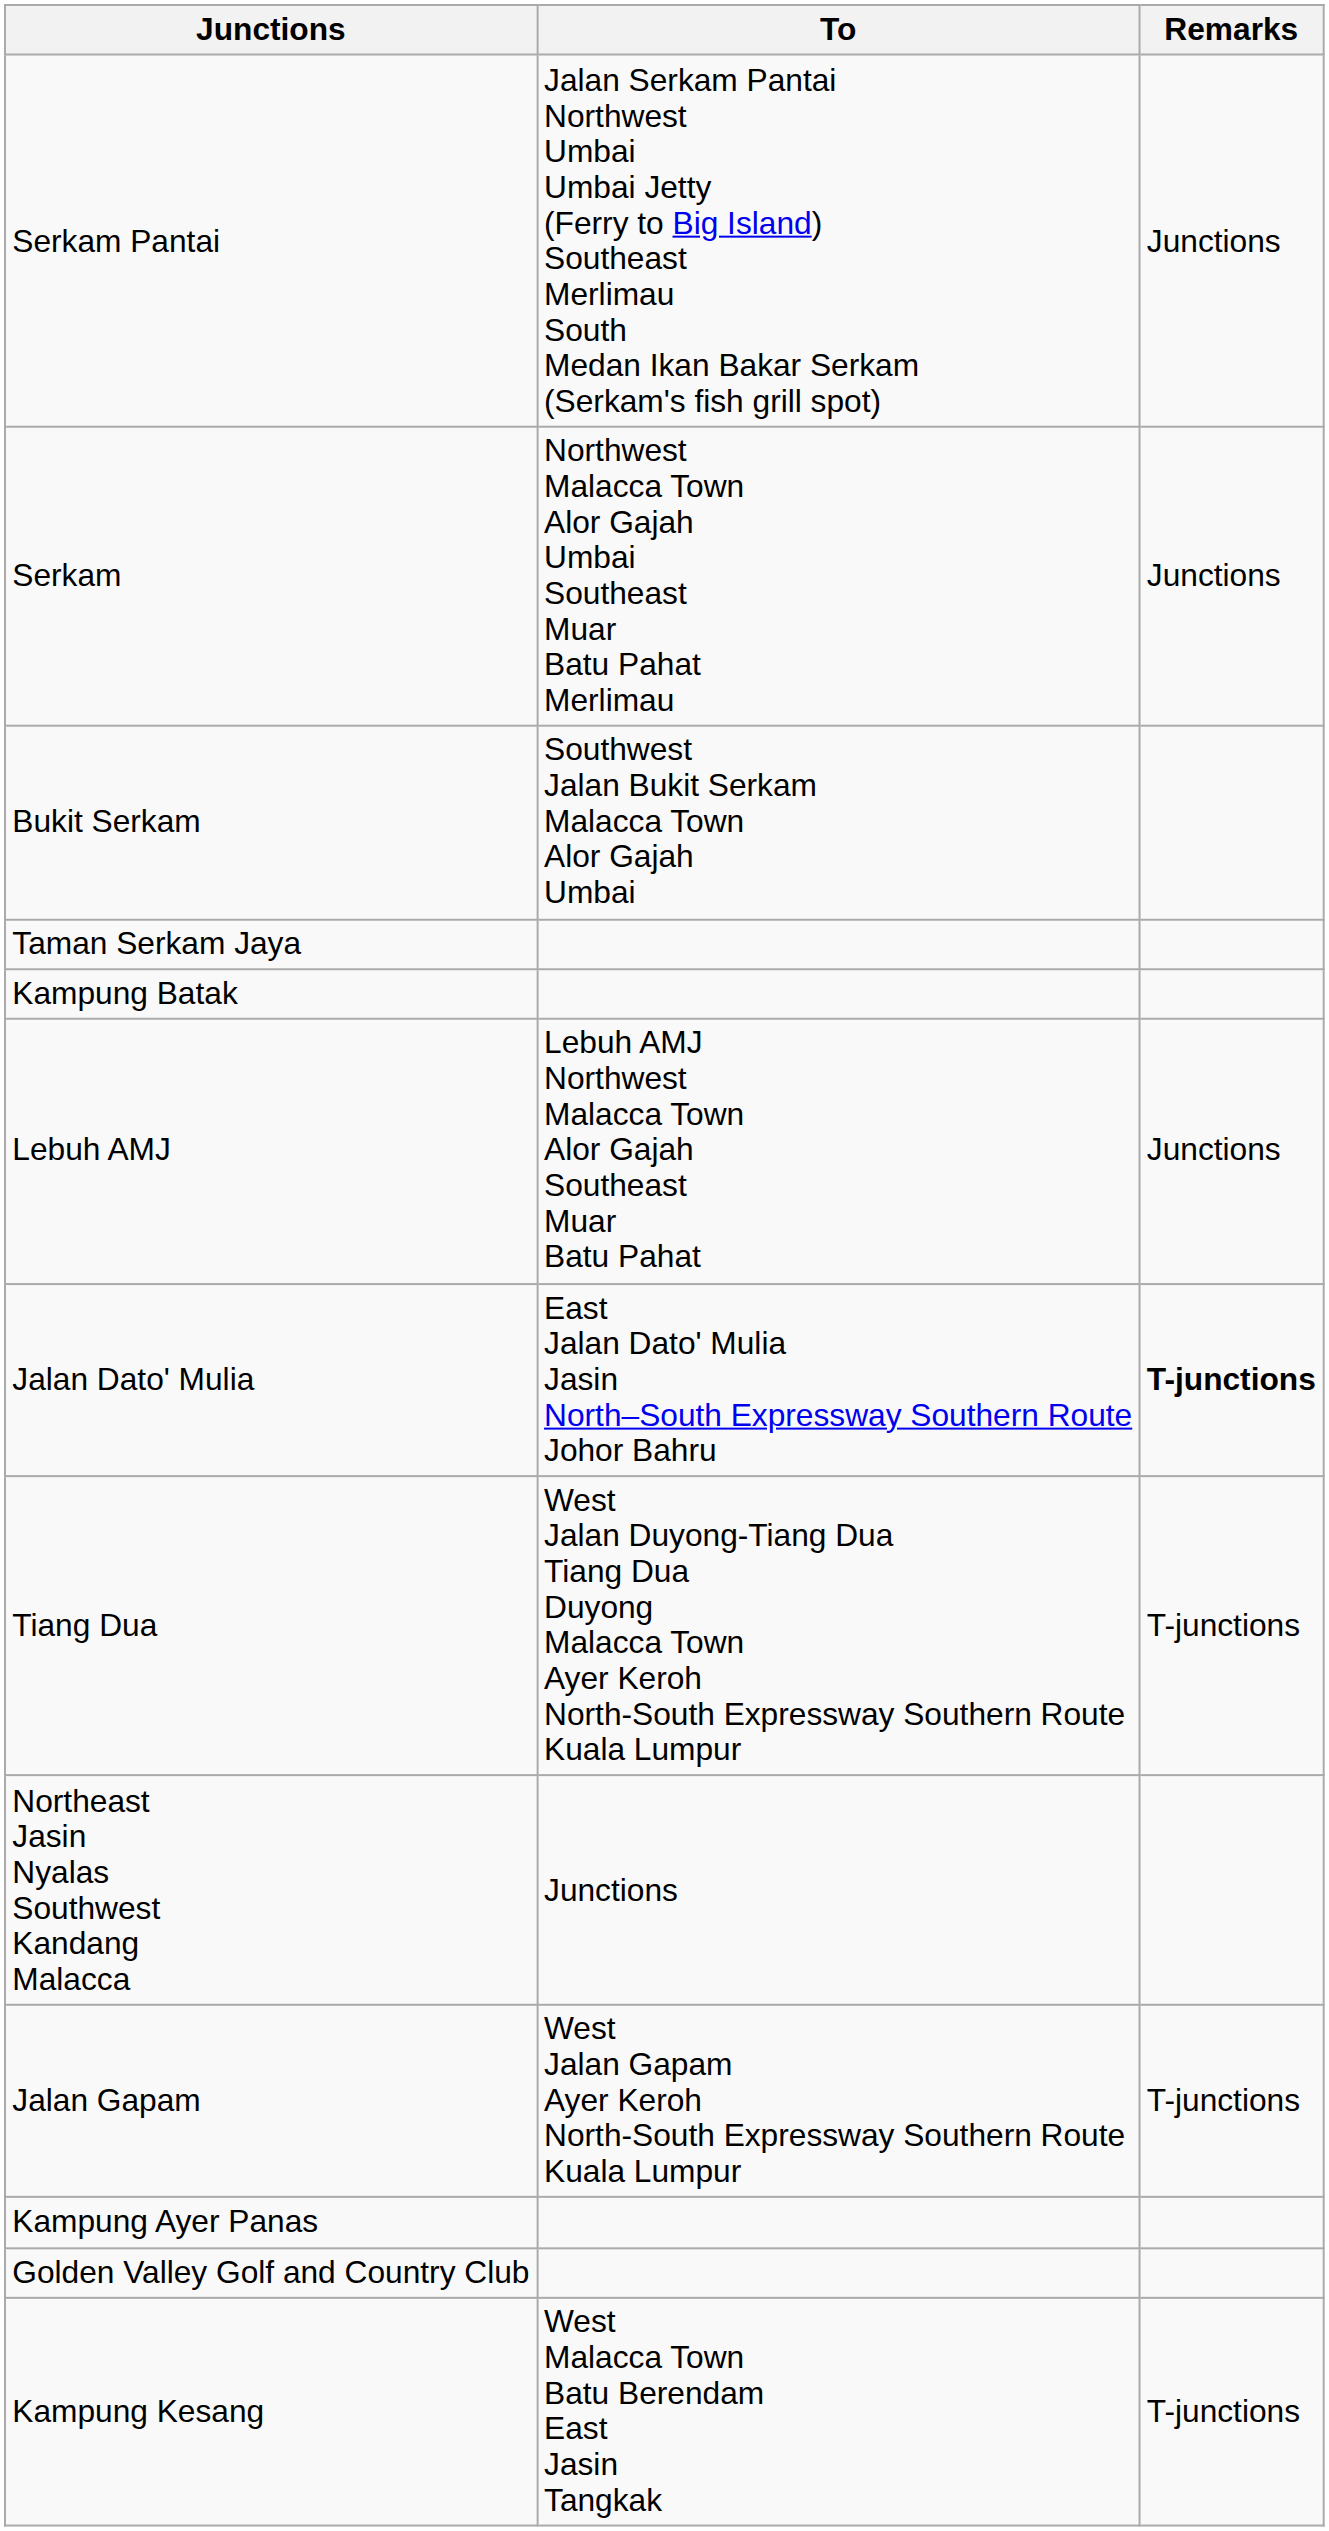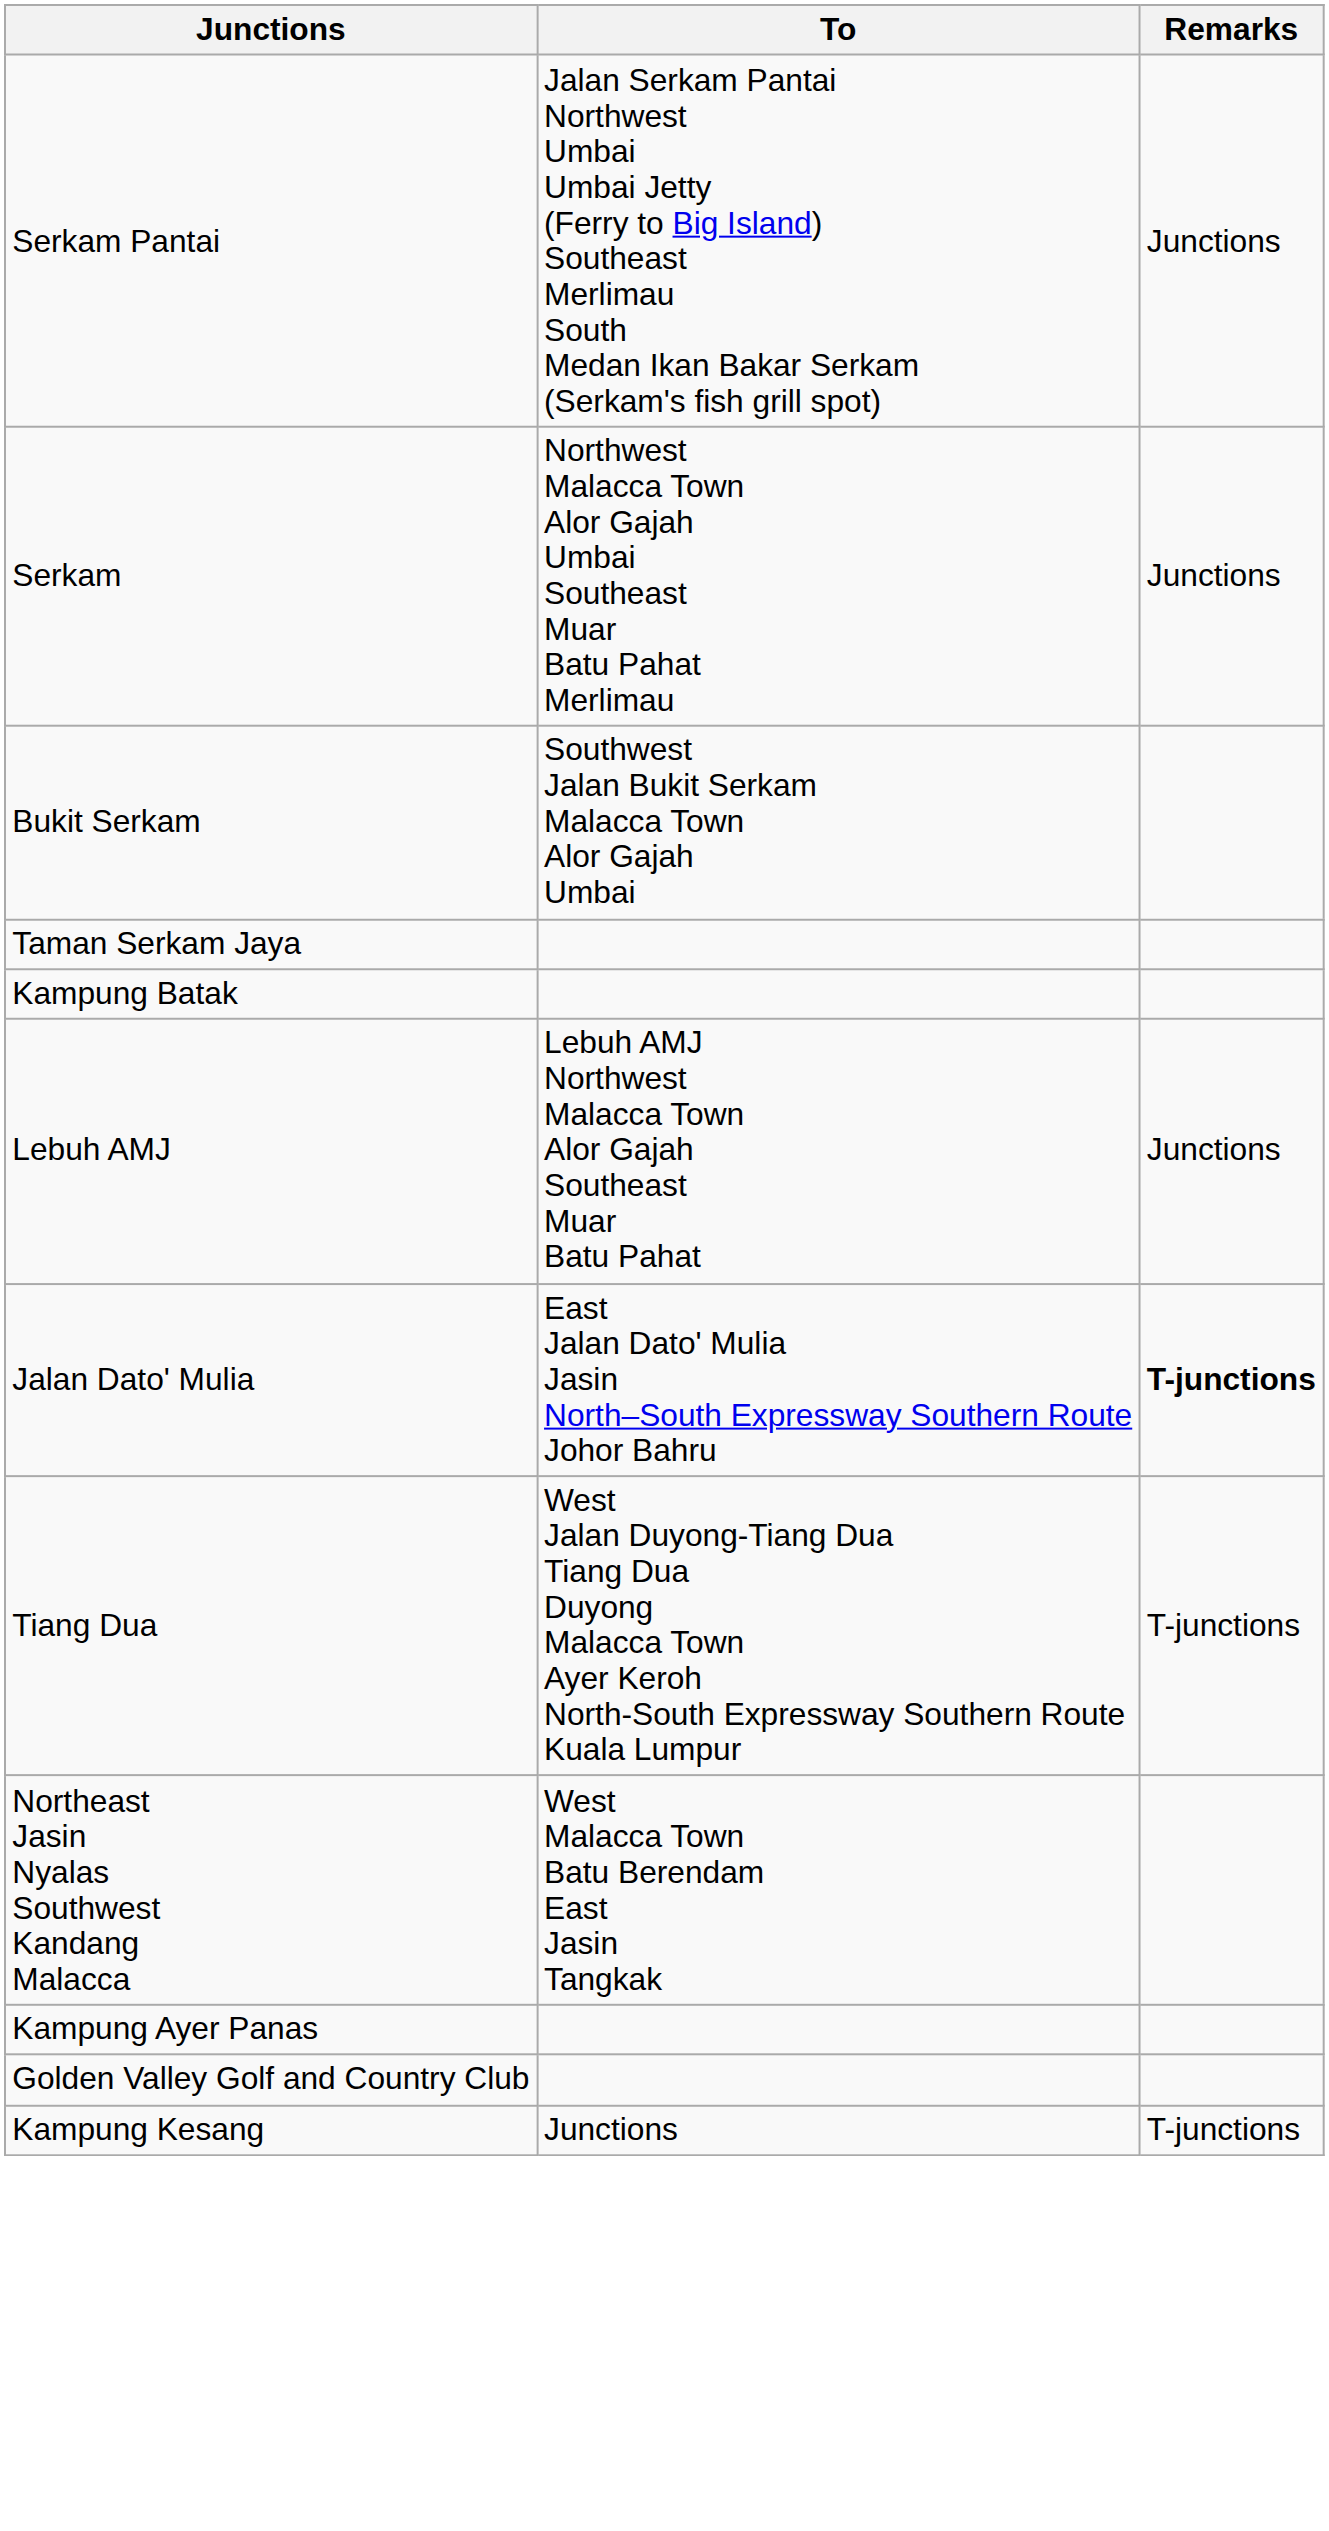(611, 1889) Junctions -> (654, 1889) West Malacca Town Batu Berendam East Jasin Tangkak
- row: (107, 2100)
(654, 2411) West Malacca Town Batu Berendam East Jasin Tangkak -> (611, 2129) Junctions
